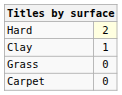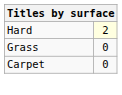- row: (20, 47)
